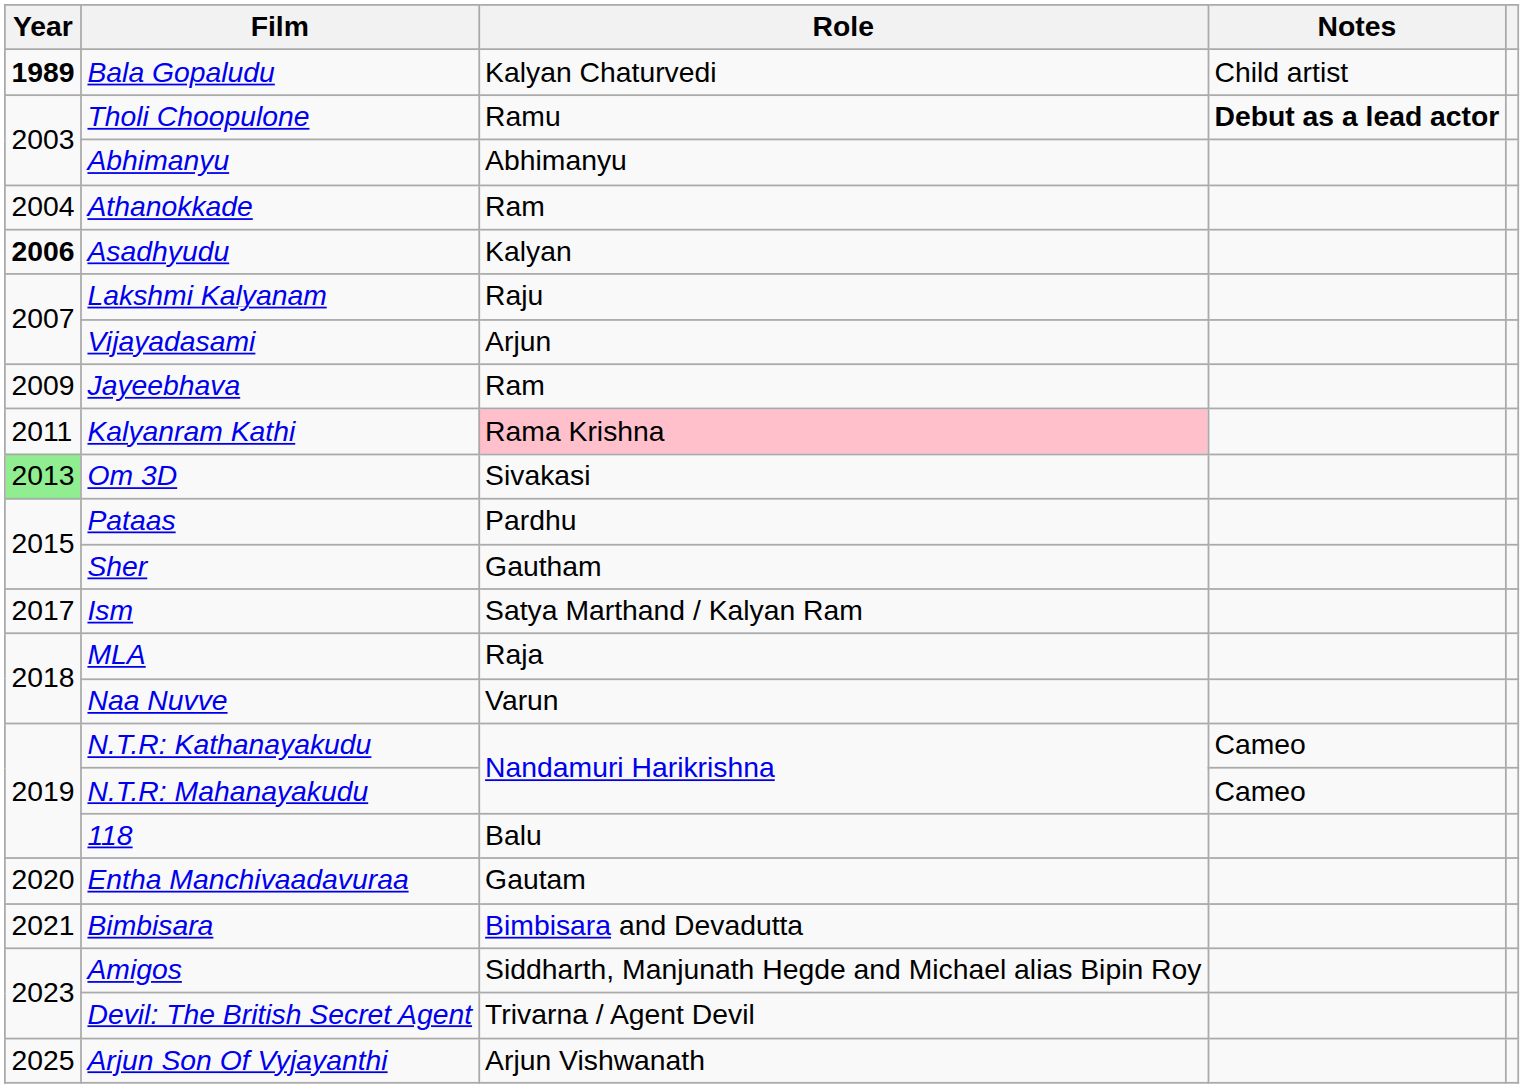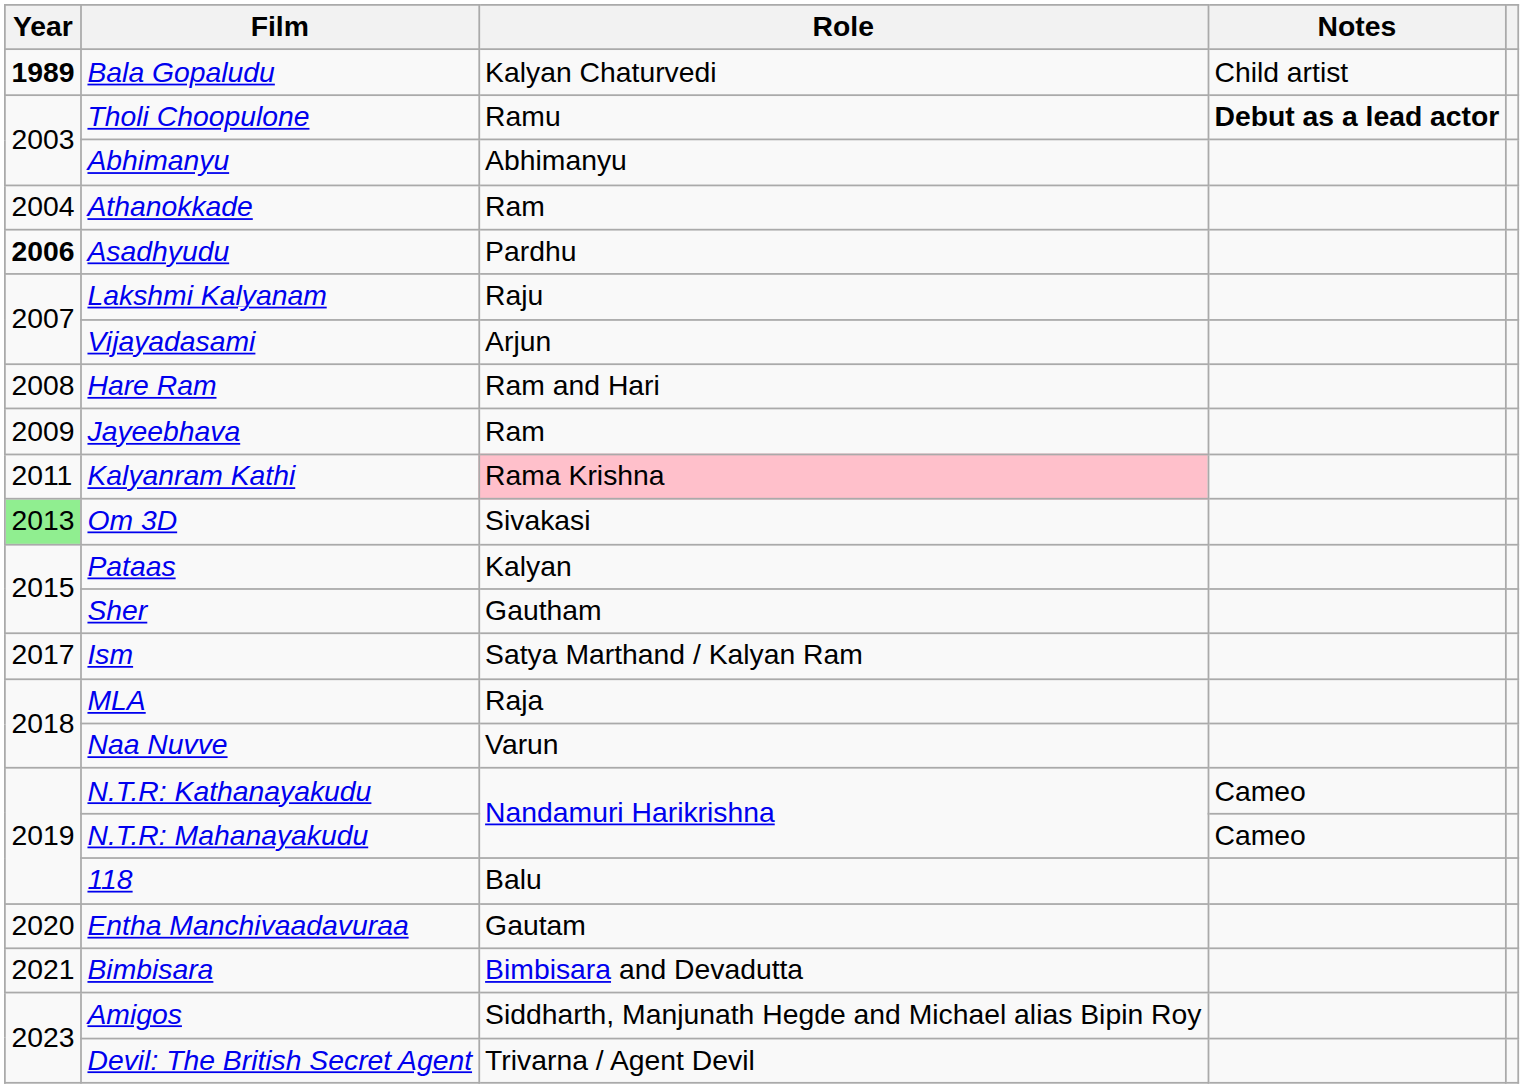(528, 251) Kalyan -> (531, 251) Pardhu
+ row: (152, 386)
(531, 521) Pardhu -> (528, 565) Kalyan
- row: (238, 1059)
